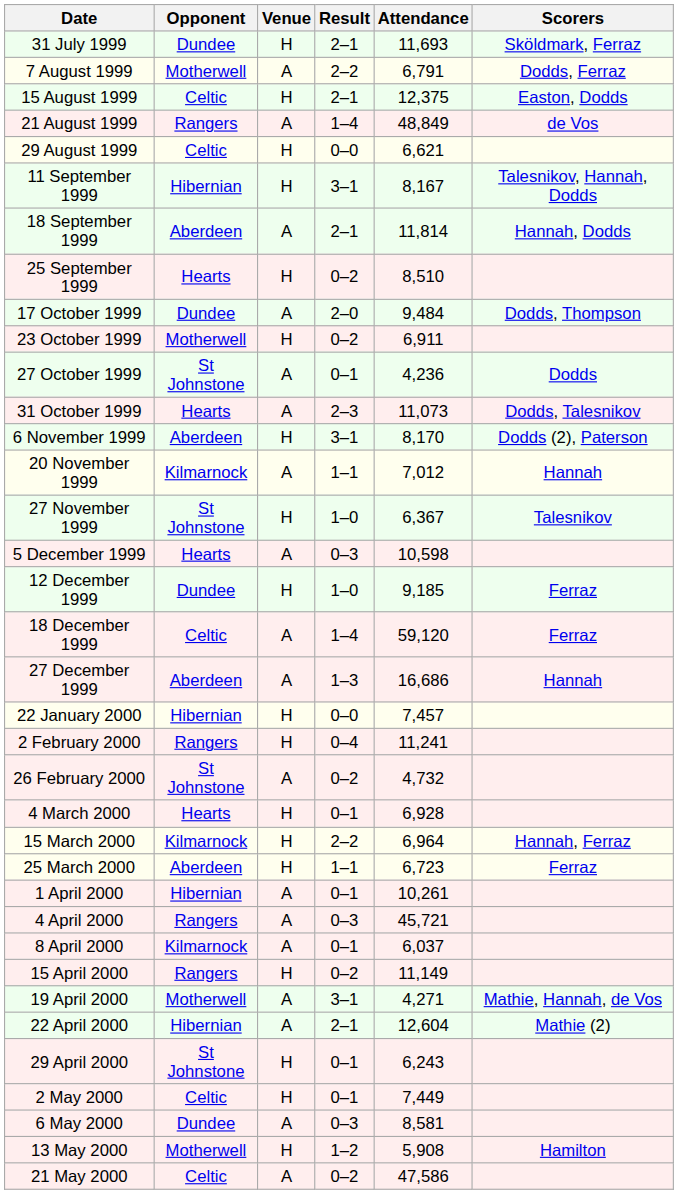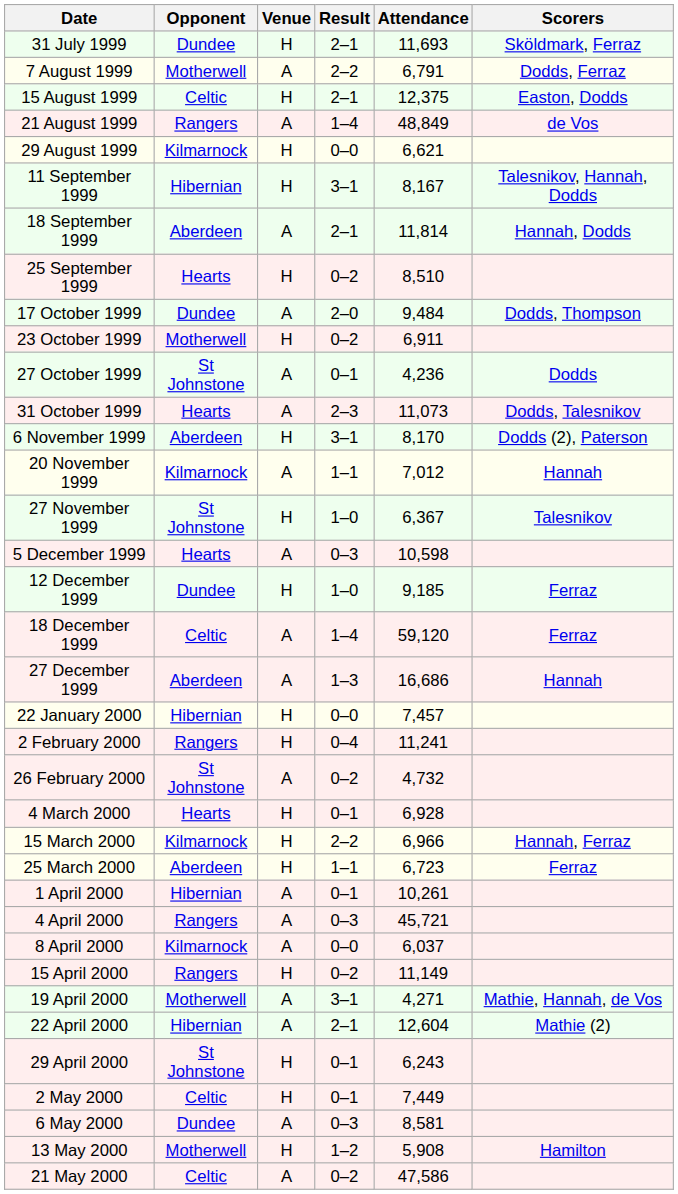(206, 150) Celtic -> (206, 150) Kilmarnock
(423, 840) 6,964 -> (423, 840) 6,966
(344, 946) 0–1 -> (344, 946) 0–0
